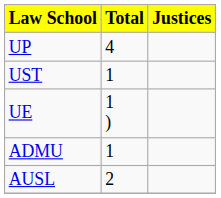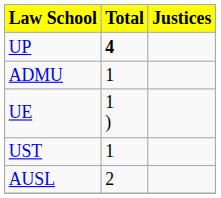(110, 46) normal -> (110, 46) bold
rows swapped: (36, 151) <-> (25, 74)
